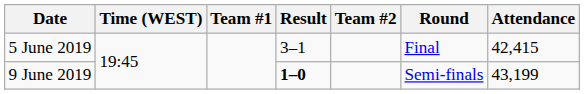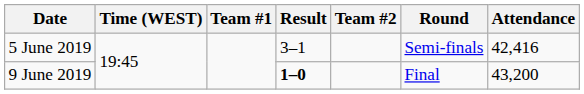(422, 47) Final -> (444, 47) Semi-finals
(515, 47) 42,415 -> (515, 47) 42,416
(444, 75) Semi-finals -> (422, 75) Final
(515, 75) 43,199 -> (515, 75) 43,200
